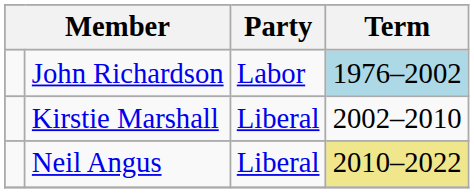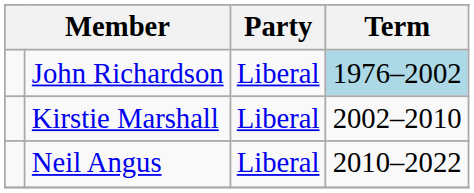(271, 72) Labor -> (278, 72) Liberal
(397, 163) khaki background -> (397, 163) no background
